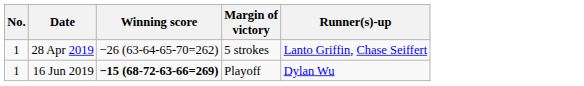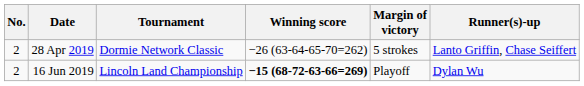+ column: (171, 22)
(16, 50) 1 -> (16, 50) 2
(16, 70) 1 -> (16, 70) 2
